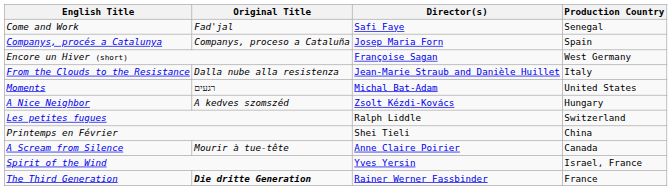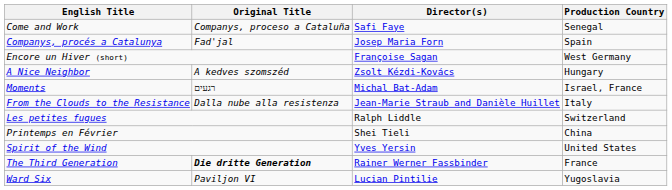(214, 27) Fad'jal -> (272, 27) Companys, proceso a Cataluña
(272, 42) Companys, proceso a Cataluña -> (214, 42) Fad'jal
rows swapped: (98, 72) <-> (48, 103)
(600, 87) United States -> (603, 87) Israel, France
- row: (65, 148)
(603, 163) Israel, France -> (600, 148) United States
+ row: (29, 178)
